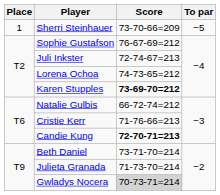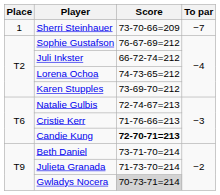(199, 27) −5 -> (199, 27) −7
(149, 58) 72-74-67=213 -> (149, 58) 66-72-74=212
(149, 89) bold -> (149, 89) normal
(149, 105) 66-72-74=212 -> (149, 105) 72-74-67=213
